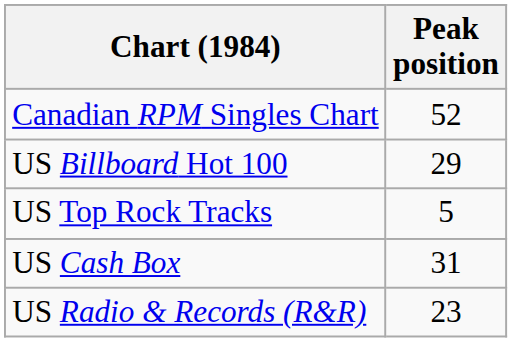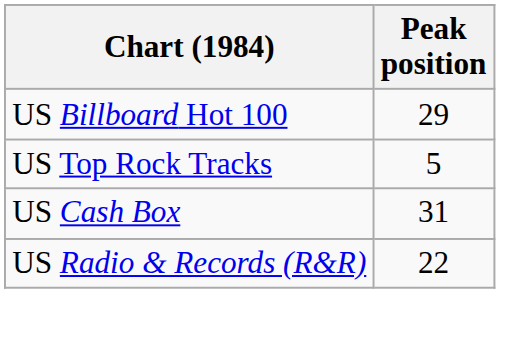- row: (195, 113)
(446, 311) 23 -> (434, 262) 22
